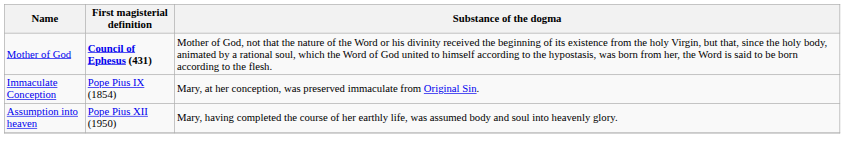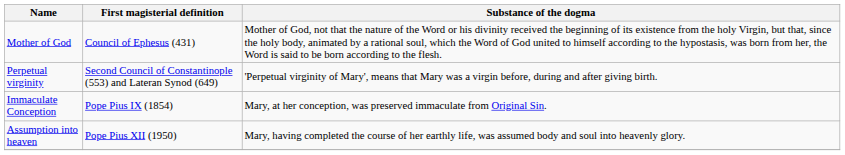(120, 54) bold -> (140, 42) normal
+ row: (27, 77)
